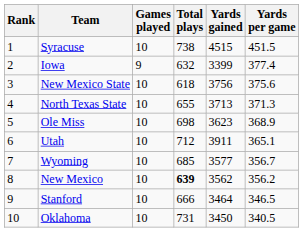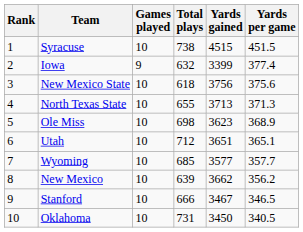(220, 141) 3911 -> (221, 141) 3651
(262, 160) 356.7 -> (262, 160) 357.7
(185, 179) bold -> (185, 179) normal
(221, 179) 3562 -> (221, 179) 3662
(221, 198) 3464 -> (221, 198) 3467
